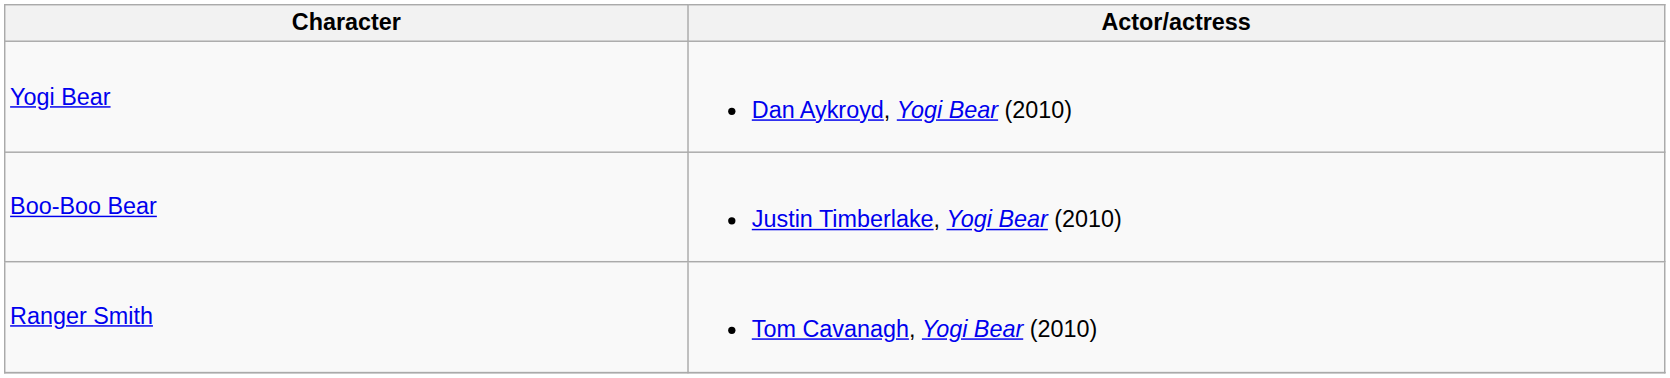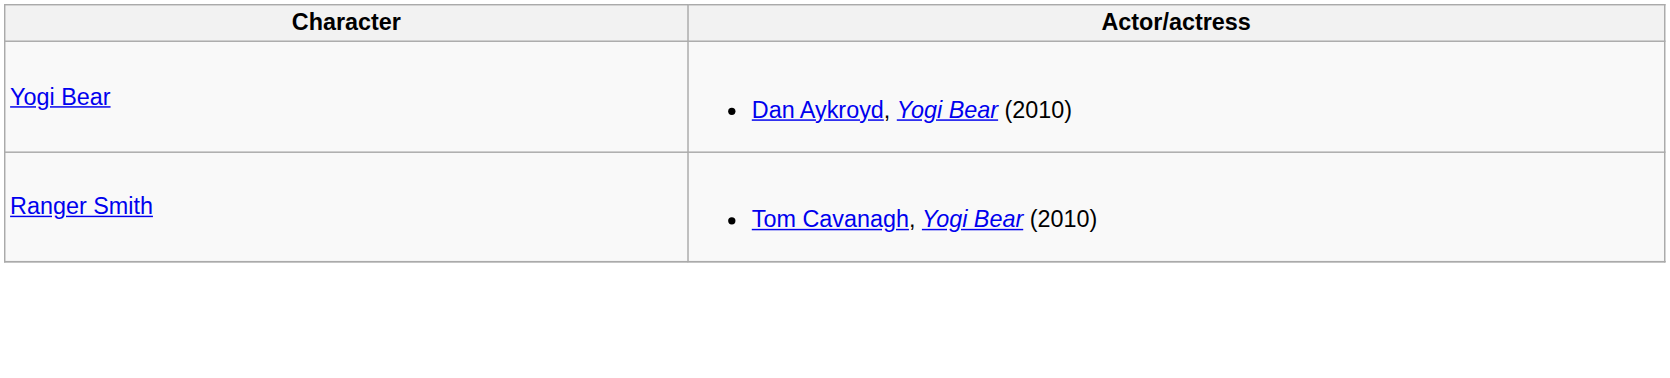- row: (83, 206)
